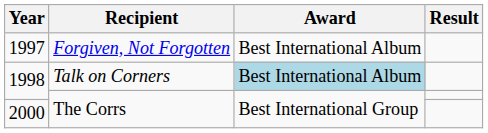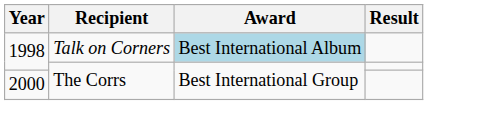- row: (27, 47)
